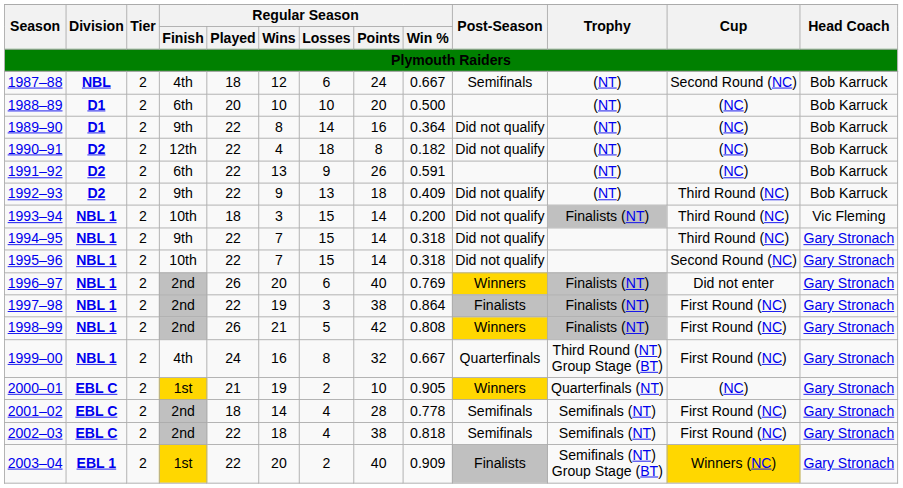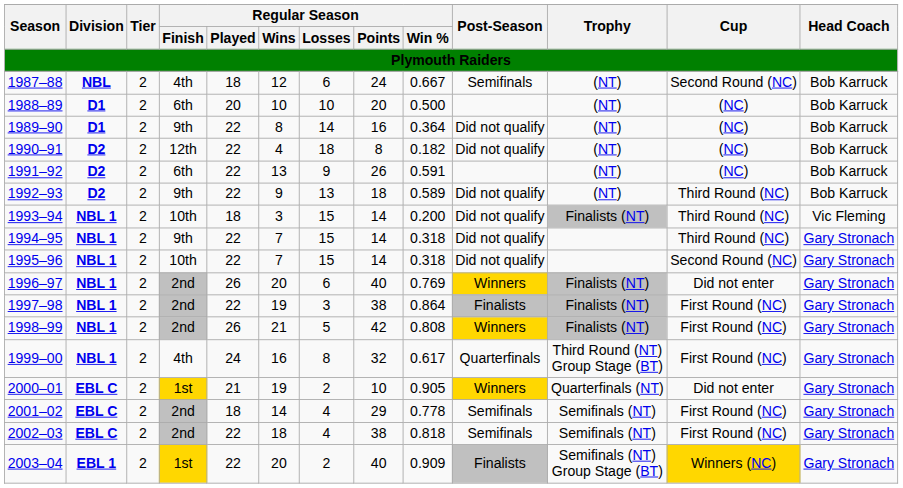(428, 194) 0.409 -> (428, 194) 0.589
(428, 358) 0.667 -> (428, 358) 0.617
(734, 388) (NC) -> (734, 388) Did not enter
(379, 411) 28 -> (379, 411) 29
